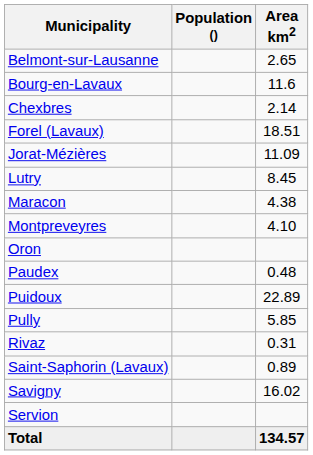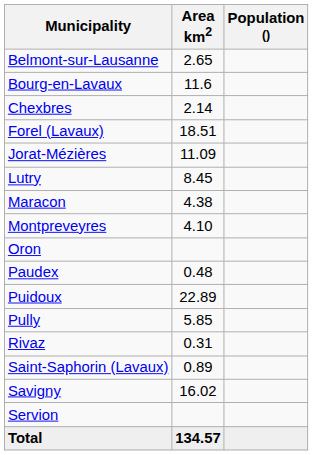columns swapped: (214, 26) <-> (282, 26)
